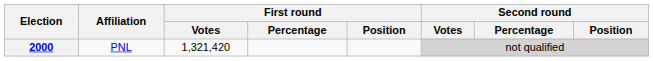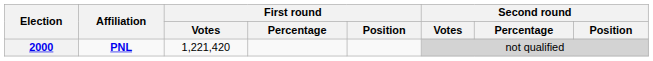(121, 47) normal -> (121, 47) bold
(206, 47) 1,321,420 -> (206, 47) 1,221,420
